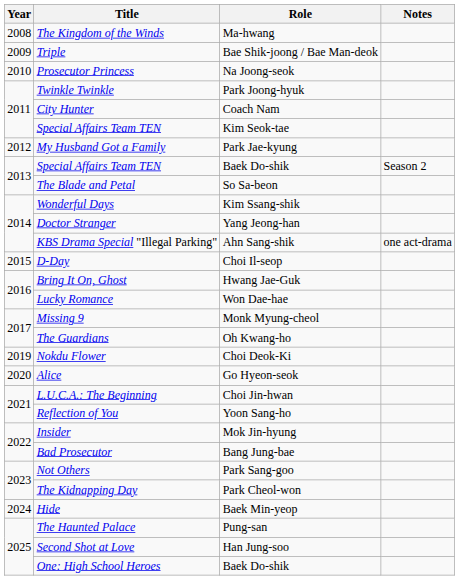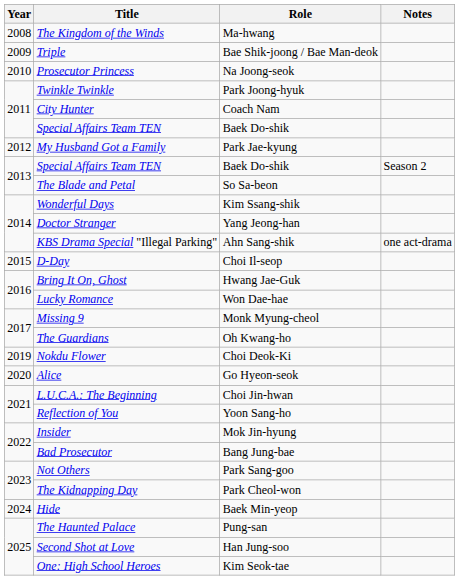(256, 128) Kim Seok-tae -> (256, 128) Baek Do-shik
(256, 565) Baek Do-shik -> (256, 565) Kim Seok-tae
